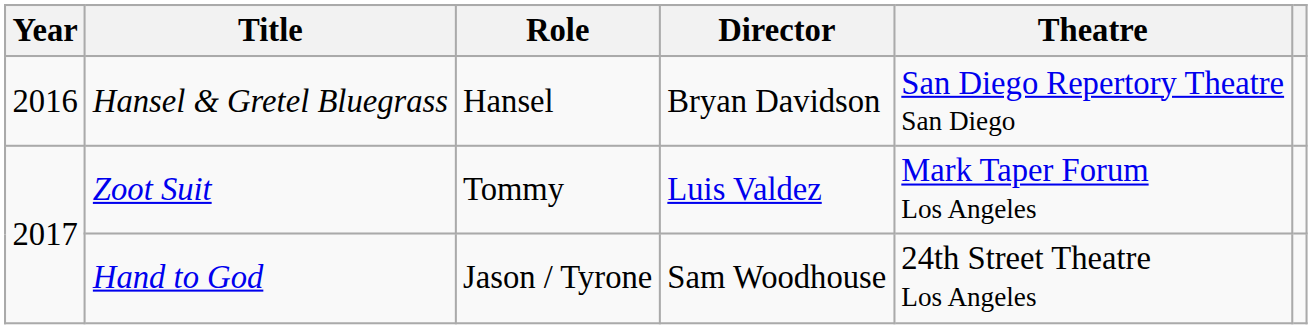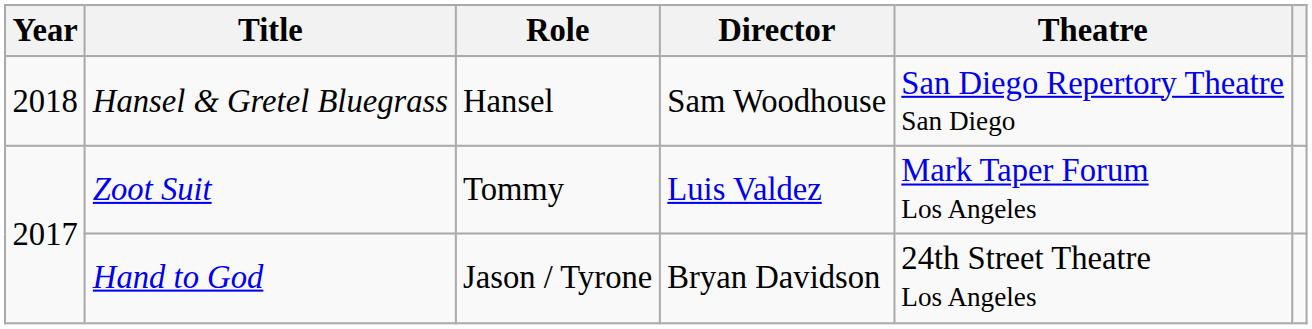(45, 100) 2016 -> (45, 100) 2018
(774, 100) Bryan Davidson -> (777, 100) Sam Woodhouse
(777, 277) Sam Woodhouse -> (774, 277) Bryan Davidson
